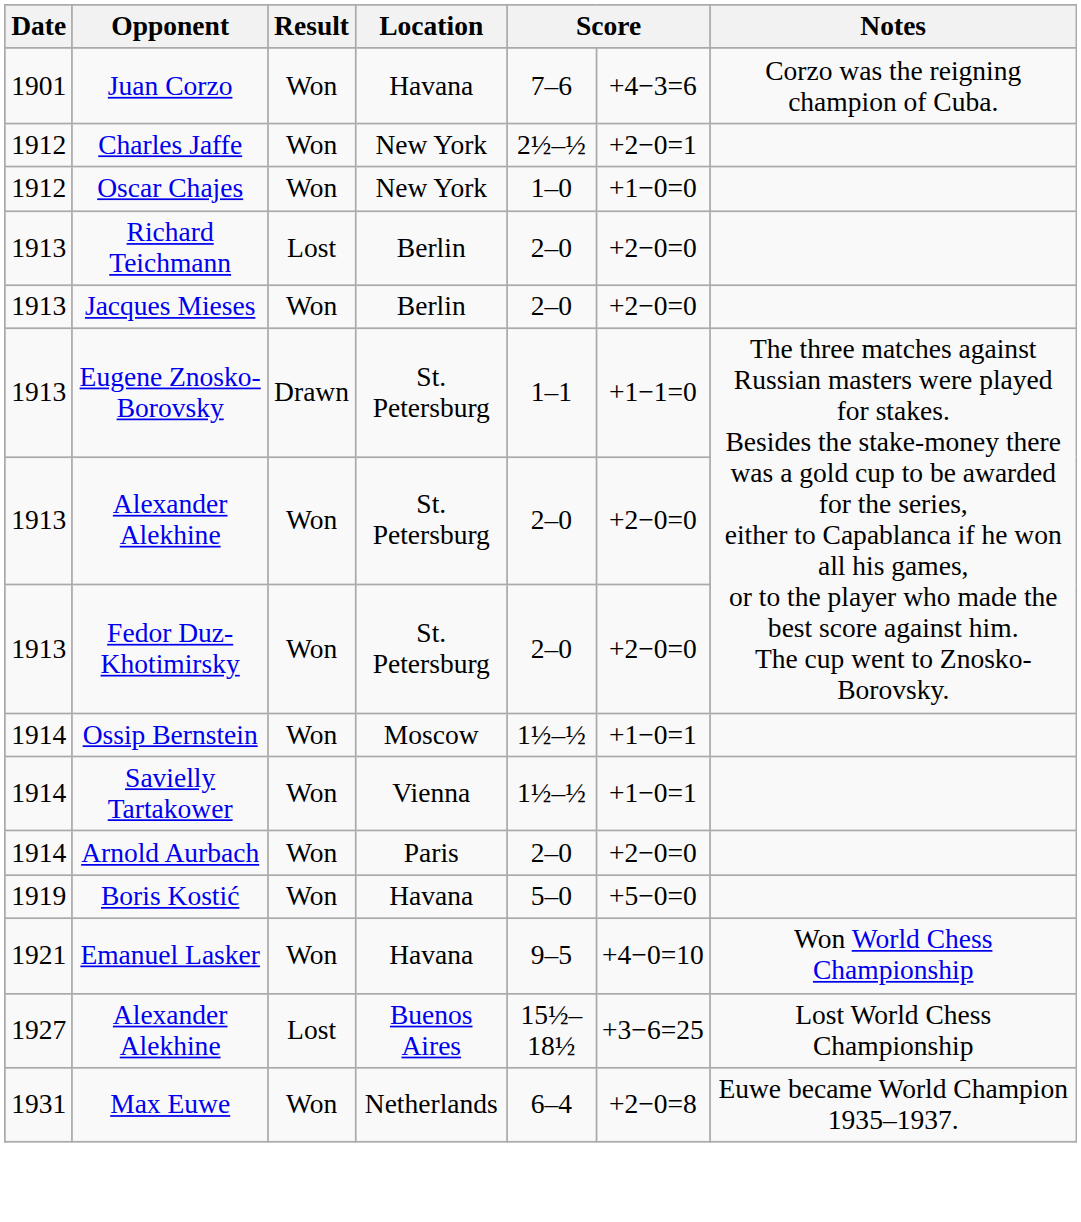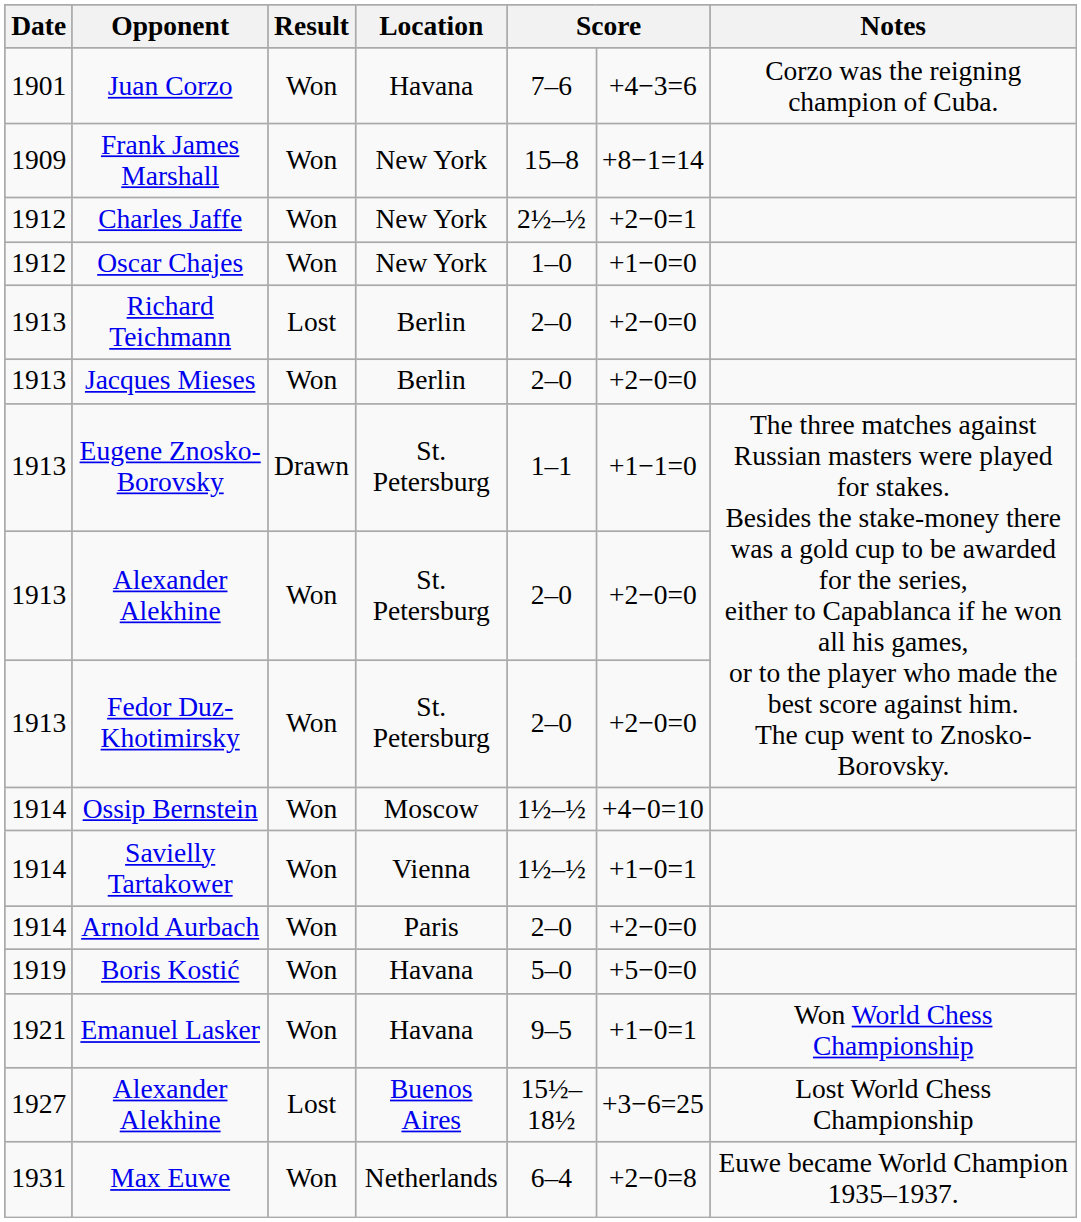+ row: (39, 160)
(653, 734) +1−0=1 -> (653, 808) +4−0=10
(653, 955) +4−0=10 -> (653, 1029) +1−0=1
